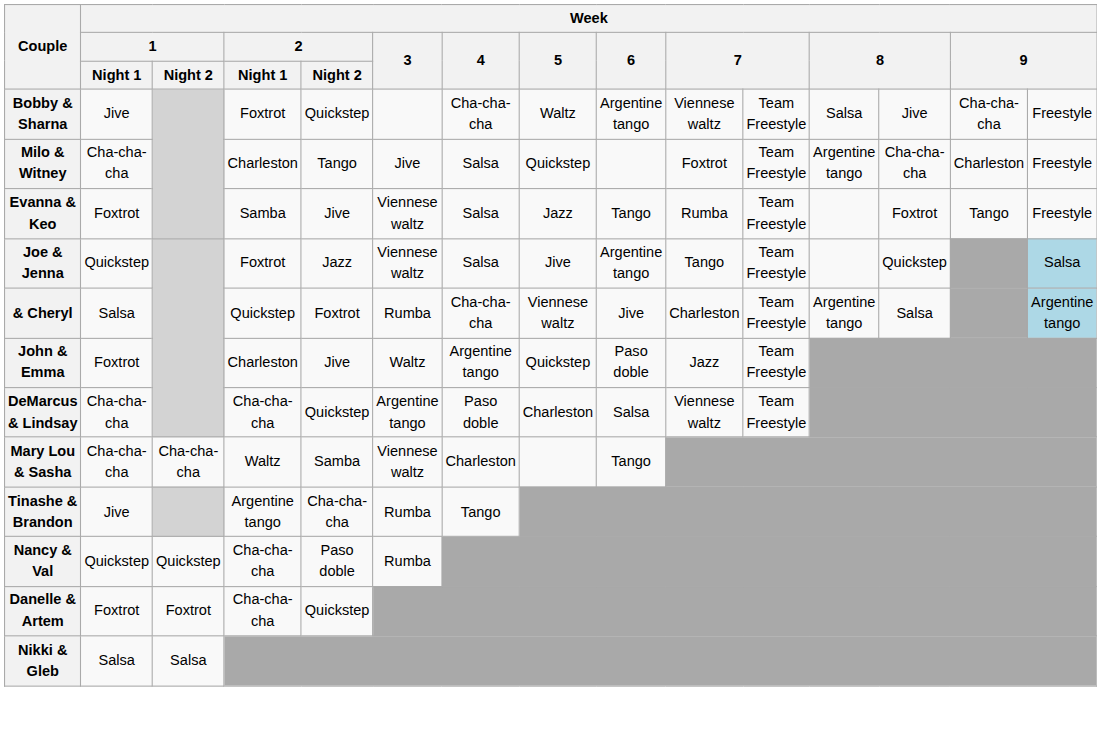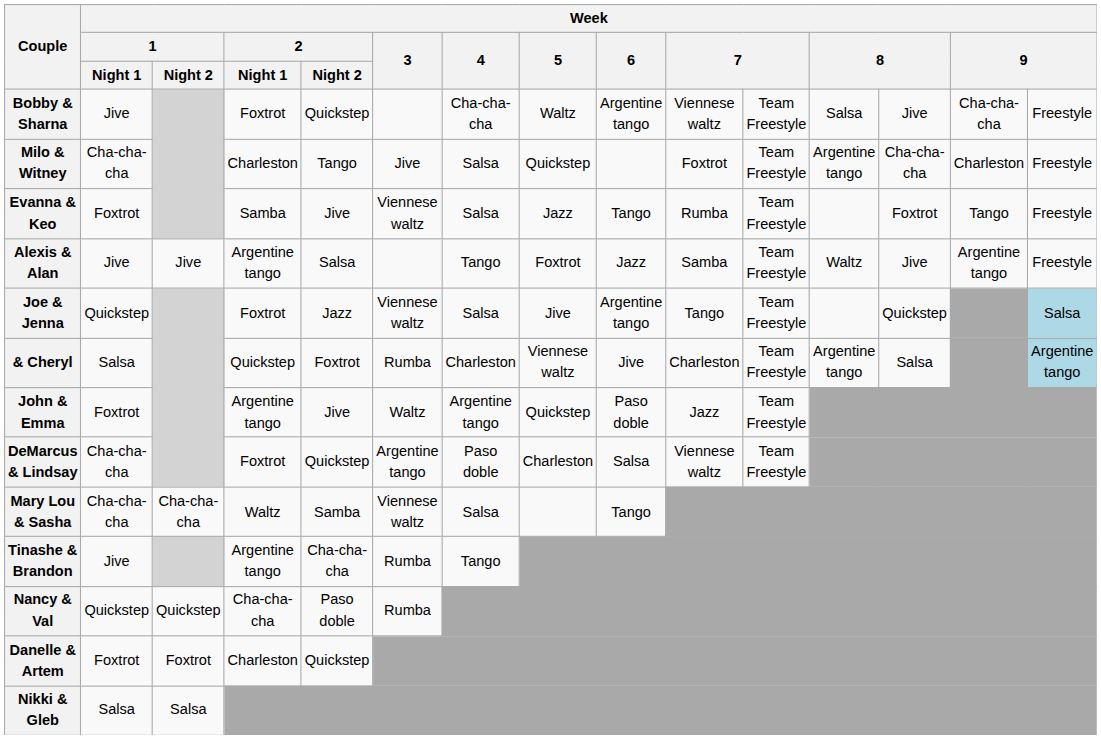+ row: (43, 262)
(481, 312) Cha-cha-cha -> (481, 362) Charleston
(263, 362) Charleston -> (263, 411) Argentine tango
(263, 411) Cha-cha-cha -> (263, 461) Foxtrot
(481, 461) Charleston -> (481, 511) Salsa
(263, 610) Cha-cha-cha -> (263, 660) Charleston
